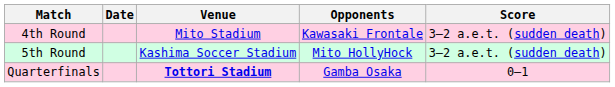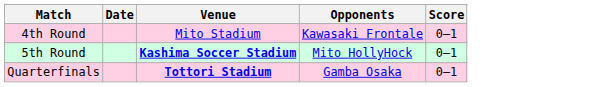(518, 33) 3–2 a.e.t. (sudden death) -> (446, 33) 0–1
(218, 53) normal -> (218, 53) bold
(518, 53) 3–2 a.e.t. (sudden death) -> (446, 53) 0–1
